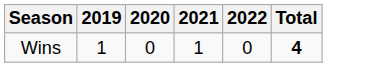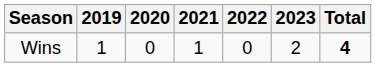+ column: (296, 18)
